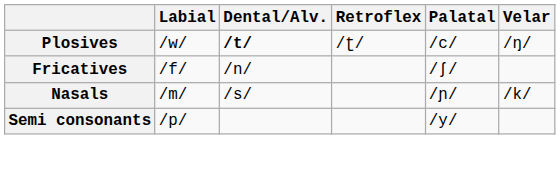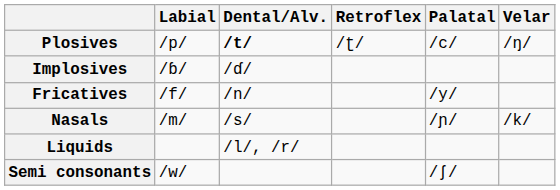(173, 43) /w/ -> (173, 43) /p/
+ row: (80, 69)
(443, 69) /ʃ/ -> (443, 95) /y/
+ row: (80, 147)
(173, 121) /p/ -> (173, 173) /w/
(443, 121) /y/ -> (443, 173) /ʃ/
